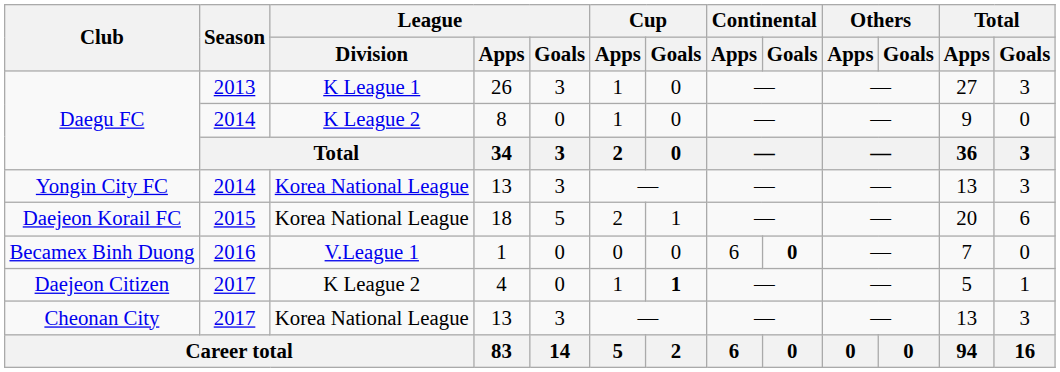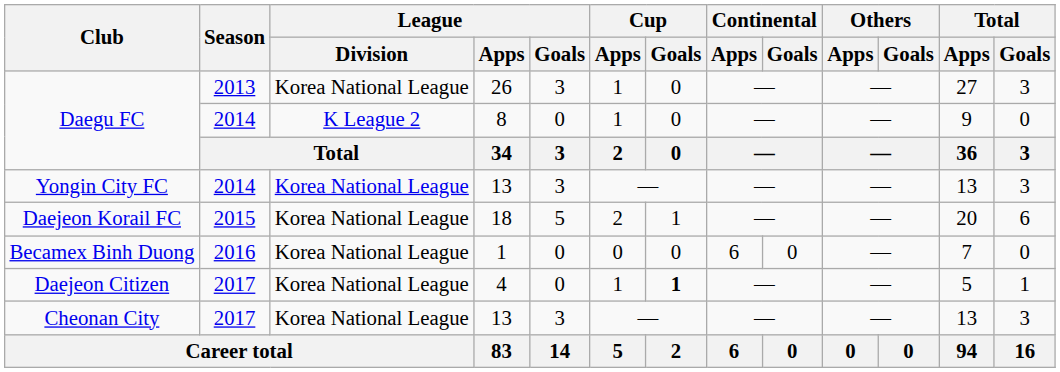(372, 86) K League 1 -> (372, 86) Korea National League
(372, 251) V.League 1 -> (372, 251) Korea National League
(792, 251) bold -> (792, 251) normal
(372, 284) K League 2 -> (372, 284) Korea National League
